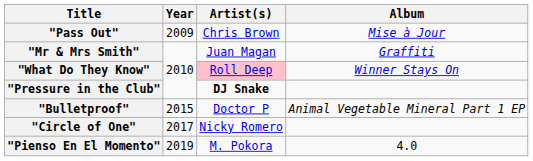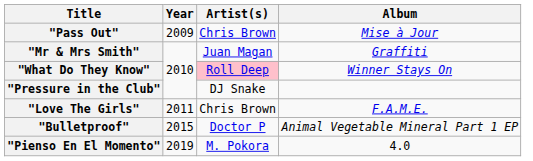(241, 89) bold -> (238, 89) normal
+ row: (84, 108)
- row: (84, 127)
